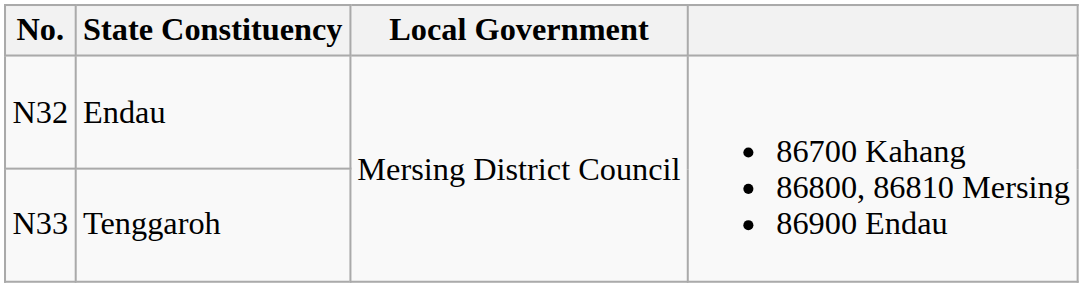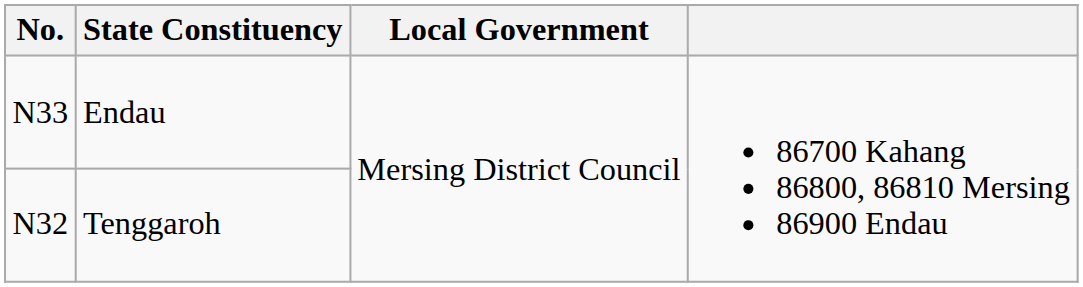(40, 112) N32 -> (40, 112) N33
(40, 224) N33 -> (40, 224) N32
